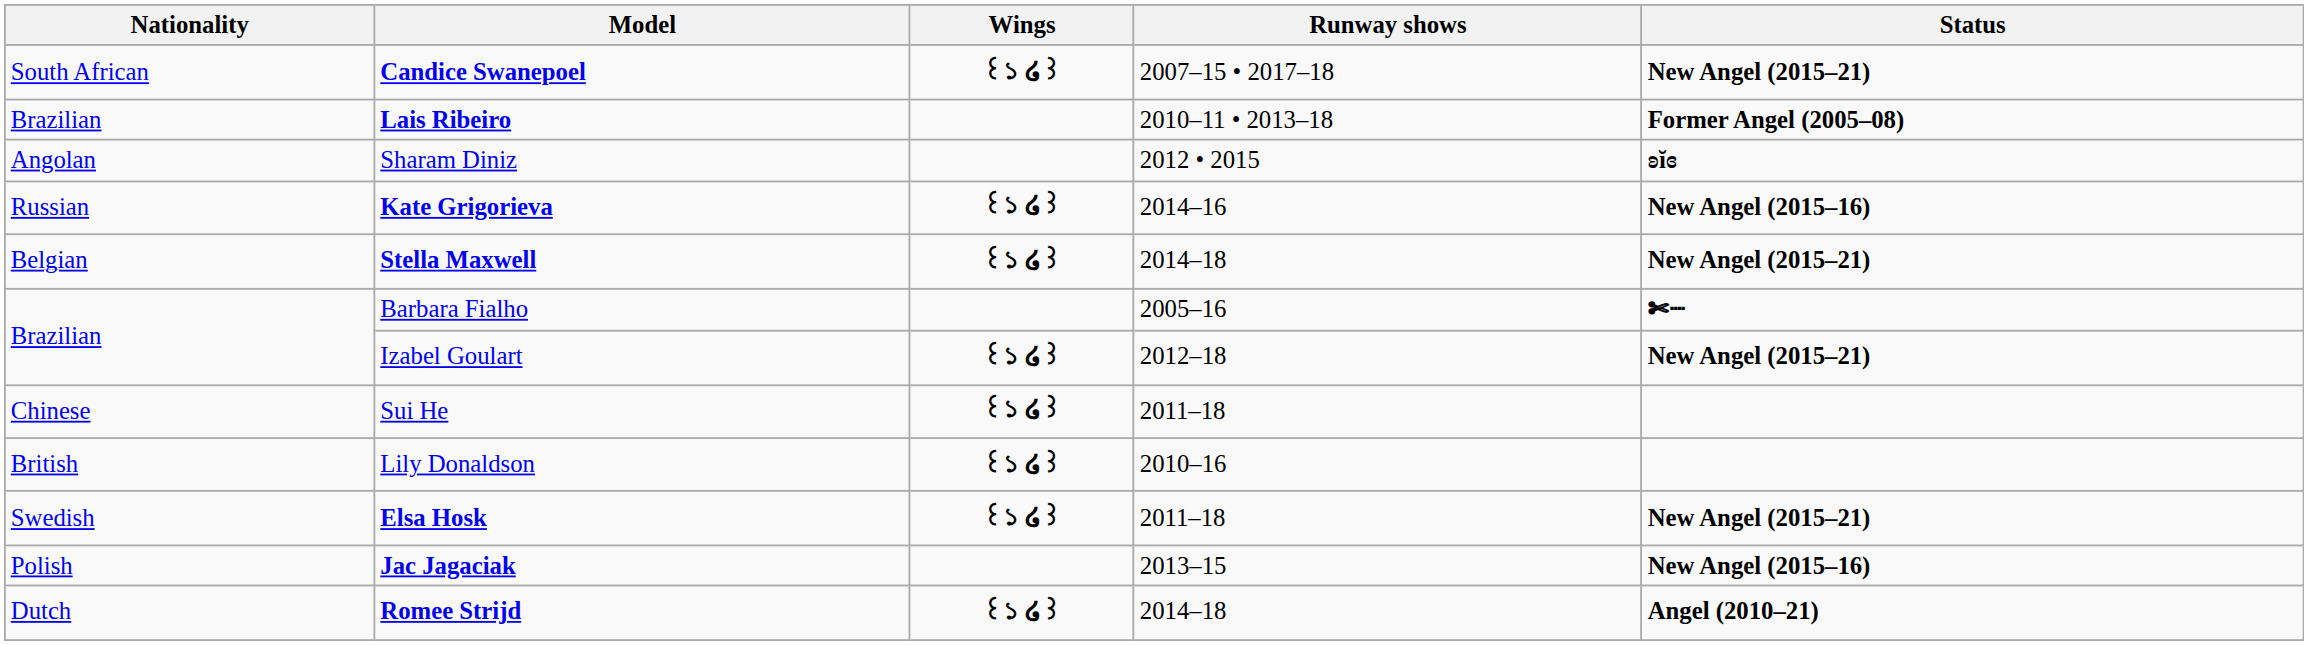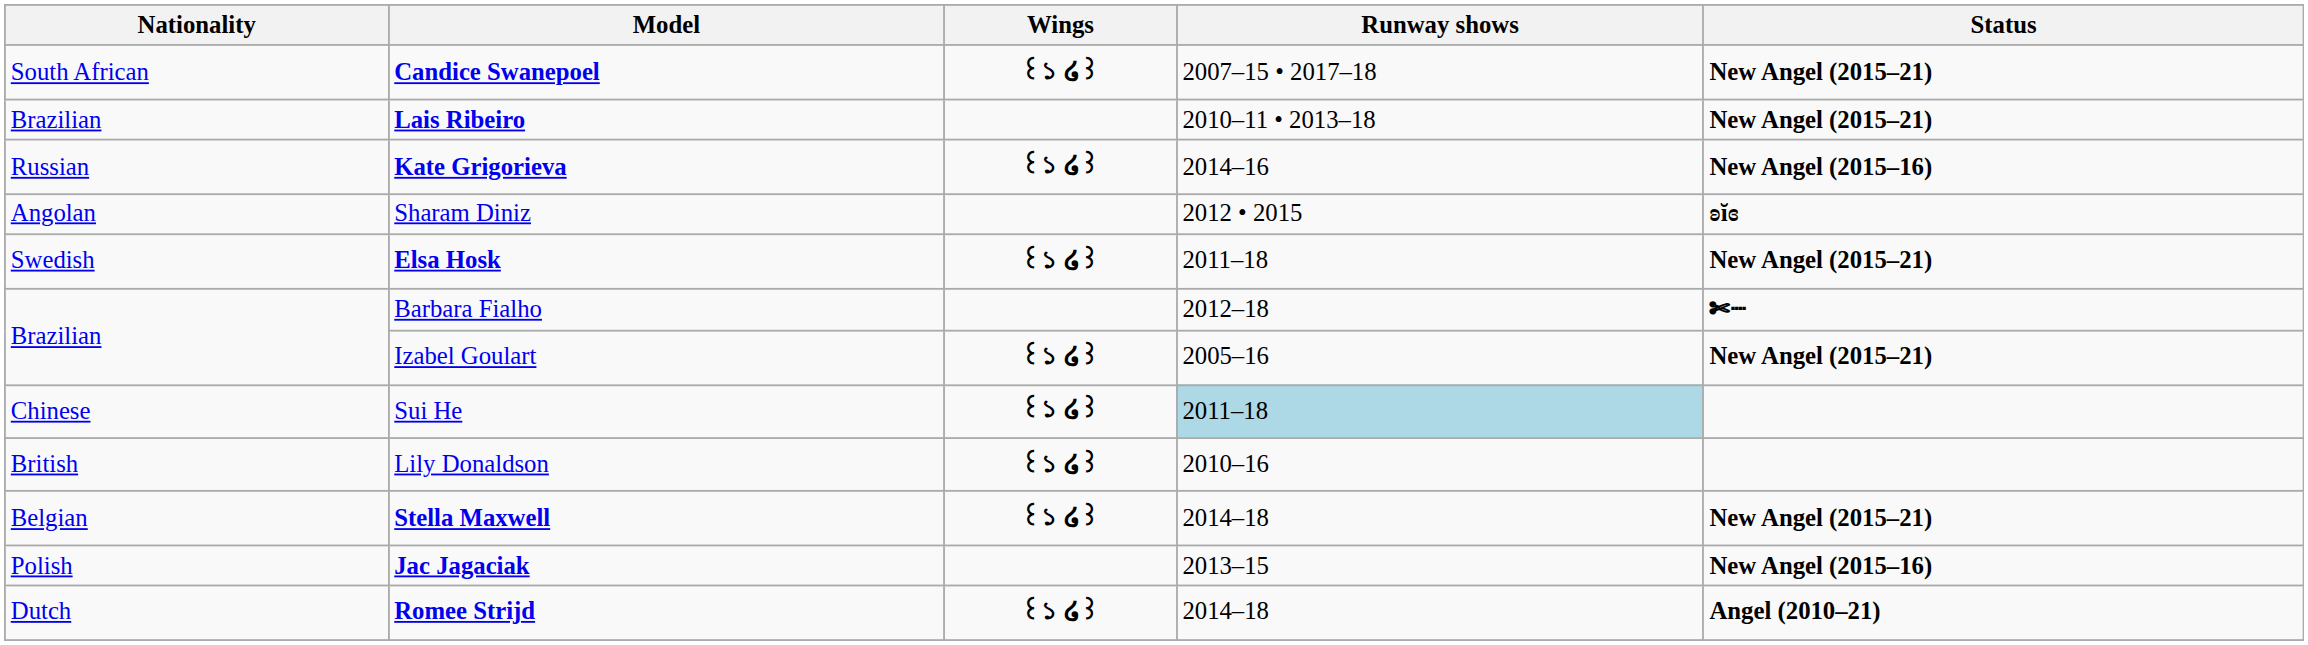(1776, 118) Former Angel (2005–08) -> (1821, 118) New Angel (2015–21)
rows swapped: (449, 159) <-> (467, 206)
rows swapped: (434, 517) <-> (458, 260)
(1183, 308) 2005–16 -> (1226, 308) 2012–18
(1183, 356) 2012–18 -> (1226, 356) 2005–16
(1183, 410) no background -> (1225, 410) lightblue background
